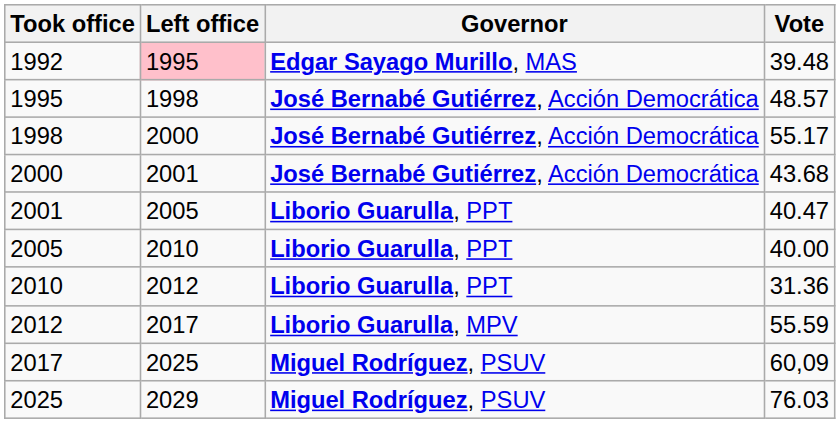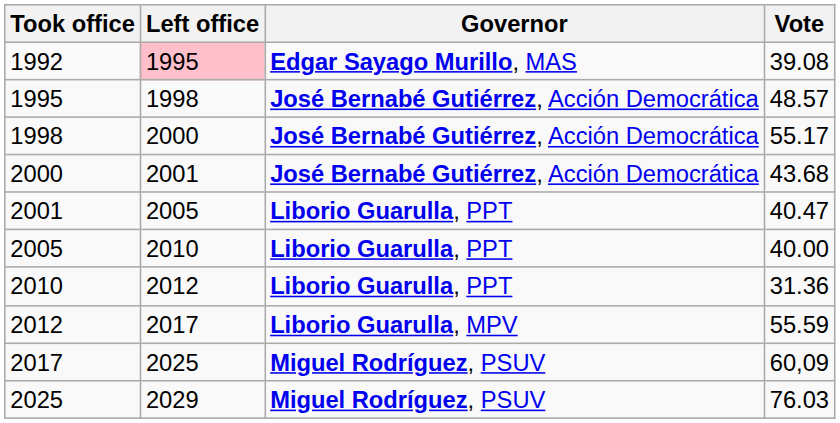(799, 61) 39.48 -> (799, 61) 39.08
